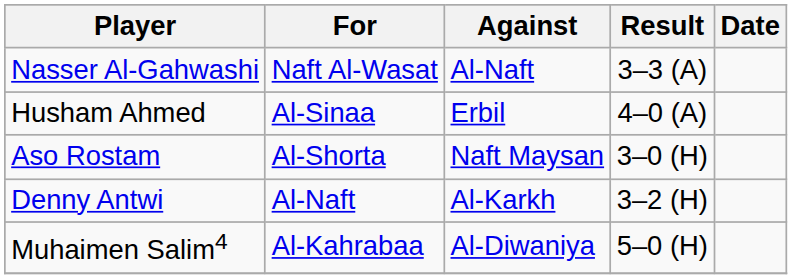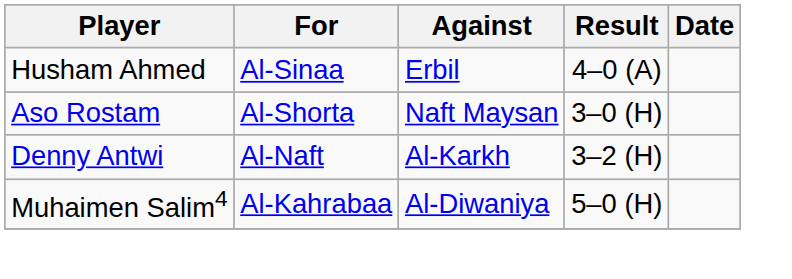- row: (135, 69)
